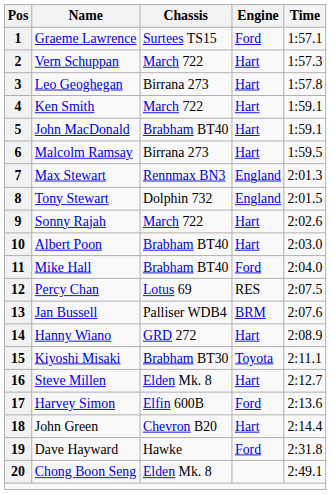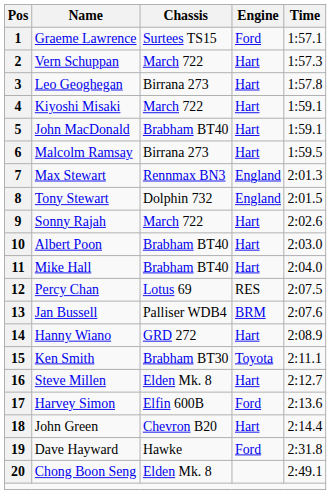(65, 107) Ken Smith -> (78, 107) Kiyoshi Misaki
(248, 266) Ford -> (247, 266) Hart
(78, 358) Kiyoshi Misaki -> (65, 358) Ken Smith
